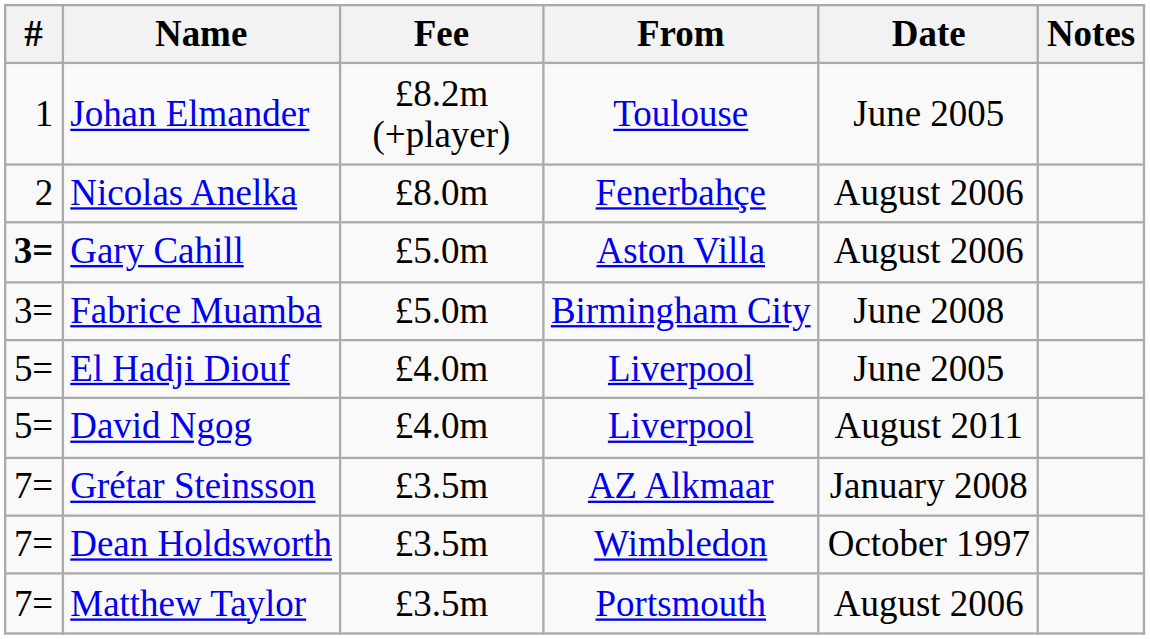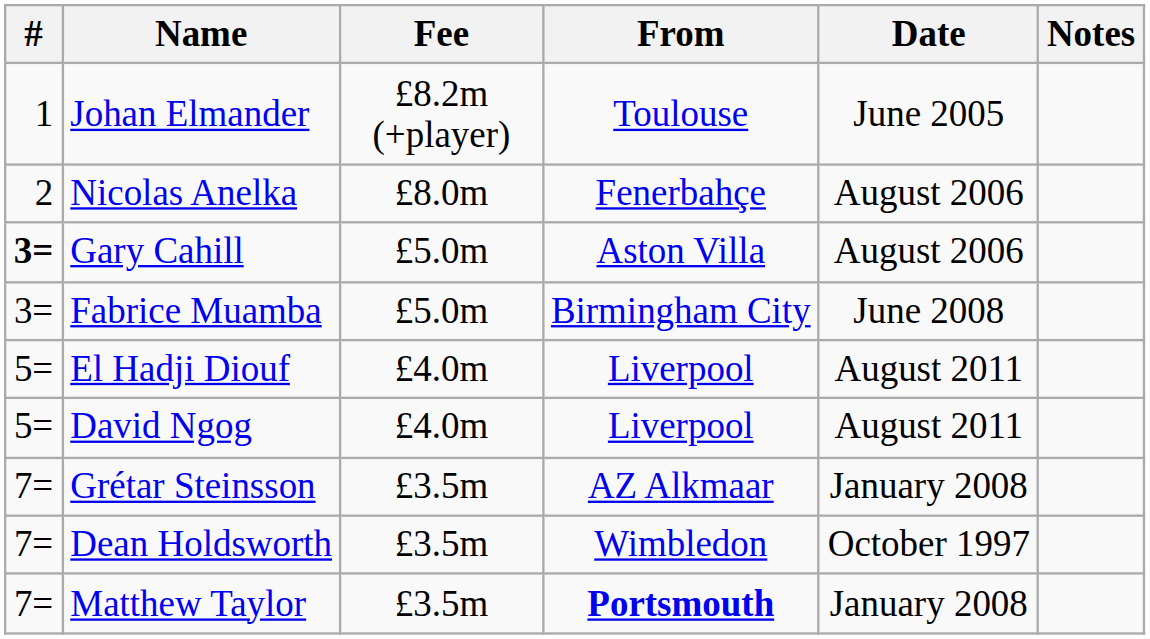(929, 368) June 2005 -> (929, 368) August 2011
(681, 602) normal -> (681, 602) bold
(929, 602) August 2006 -> (929, 602) January 2008
